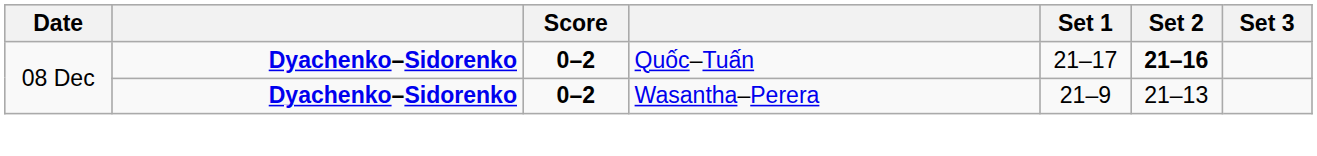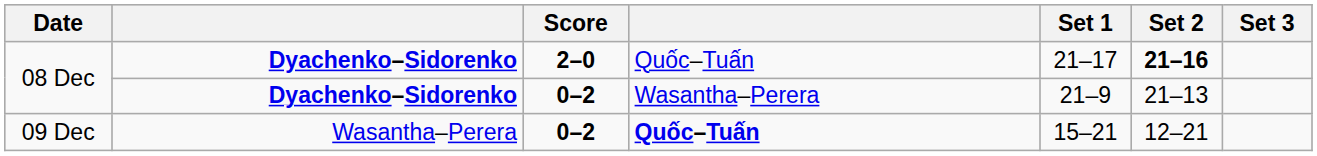(576, 60) 0–2 -> (576, 60) 2–0
+ row: (58, 133)
